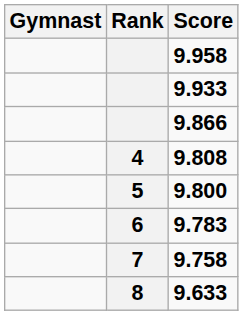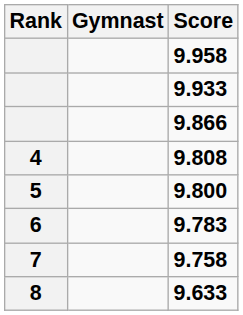columns swapped: (137, 21) <-> (55, 21)
